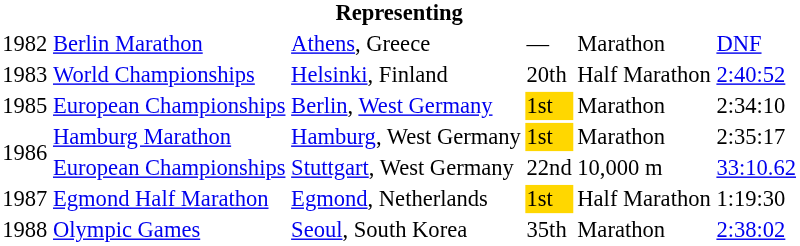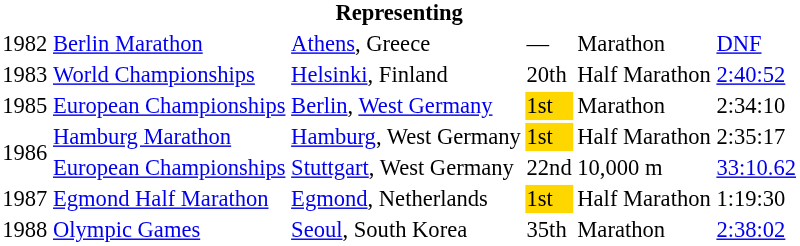(621, 136) Marathon -> (644, 136) Half Marathon
